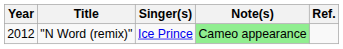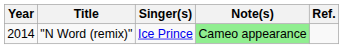(21, 33) 2012 -> (21, 33) 2014
